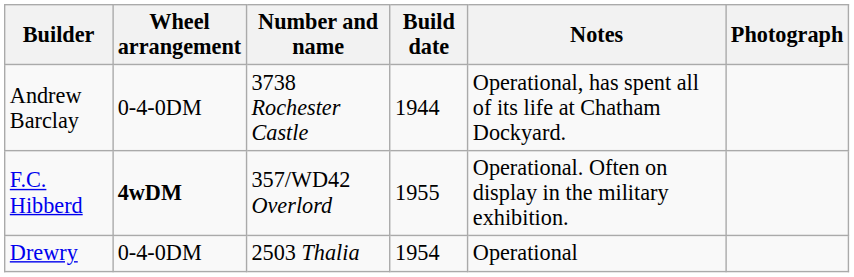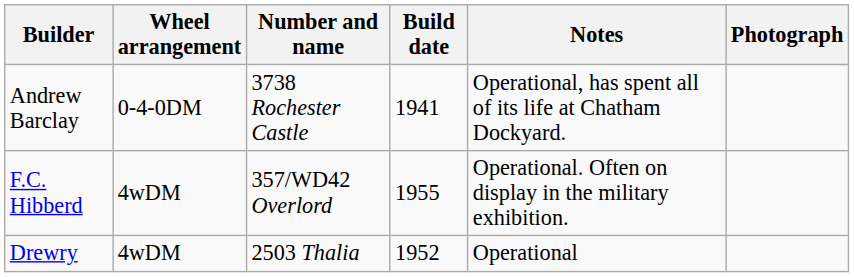(417, 107) 1944 -> (417, 107) 1941
(150, 192) bold -> (149, 192) normal
(160, 253) 0-4-0DM -> (149, 253) 4wDM
(417, 253) 1954 -> (417, 253) 1952
